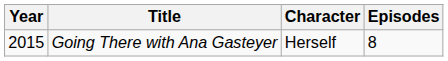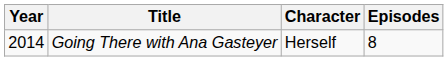(26, 42) 2015 -> (26, 42) 2014
